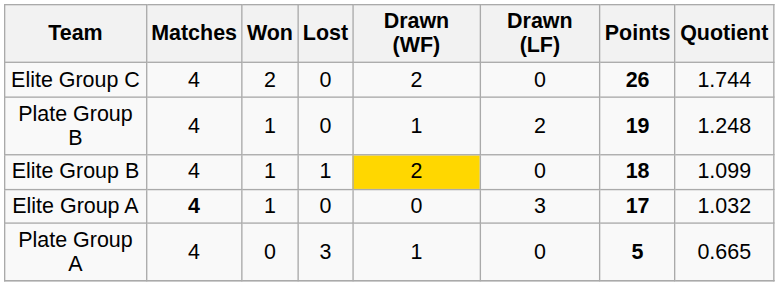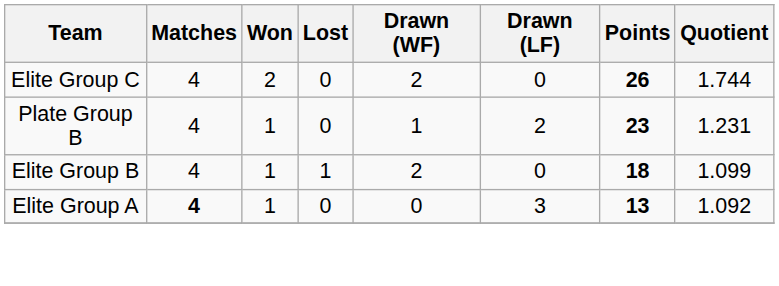(638, 125) 19 -> (638, 125) 23
(724, 125) 1.248 -> (724, 125) 1.231
(416, 171) gold background -> (416, 171) no background
(638, 205) 17 -> (638, 205) 13
(724, 205) 1.032 -> (724, 205) 1.092
- row: (75, 251)
